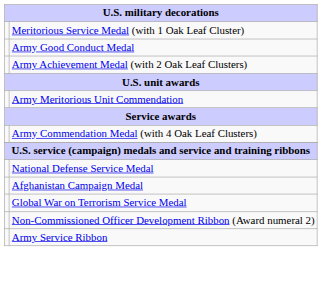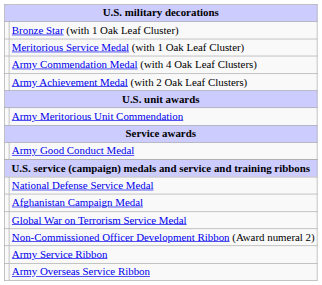+ row: (95, 30)
rows swapped: (134, 133) <-> (73, 47)
+ row: (81, 271)
